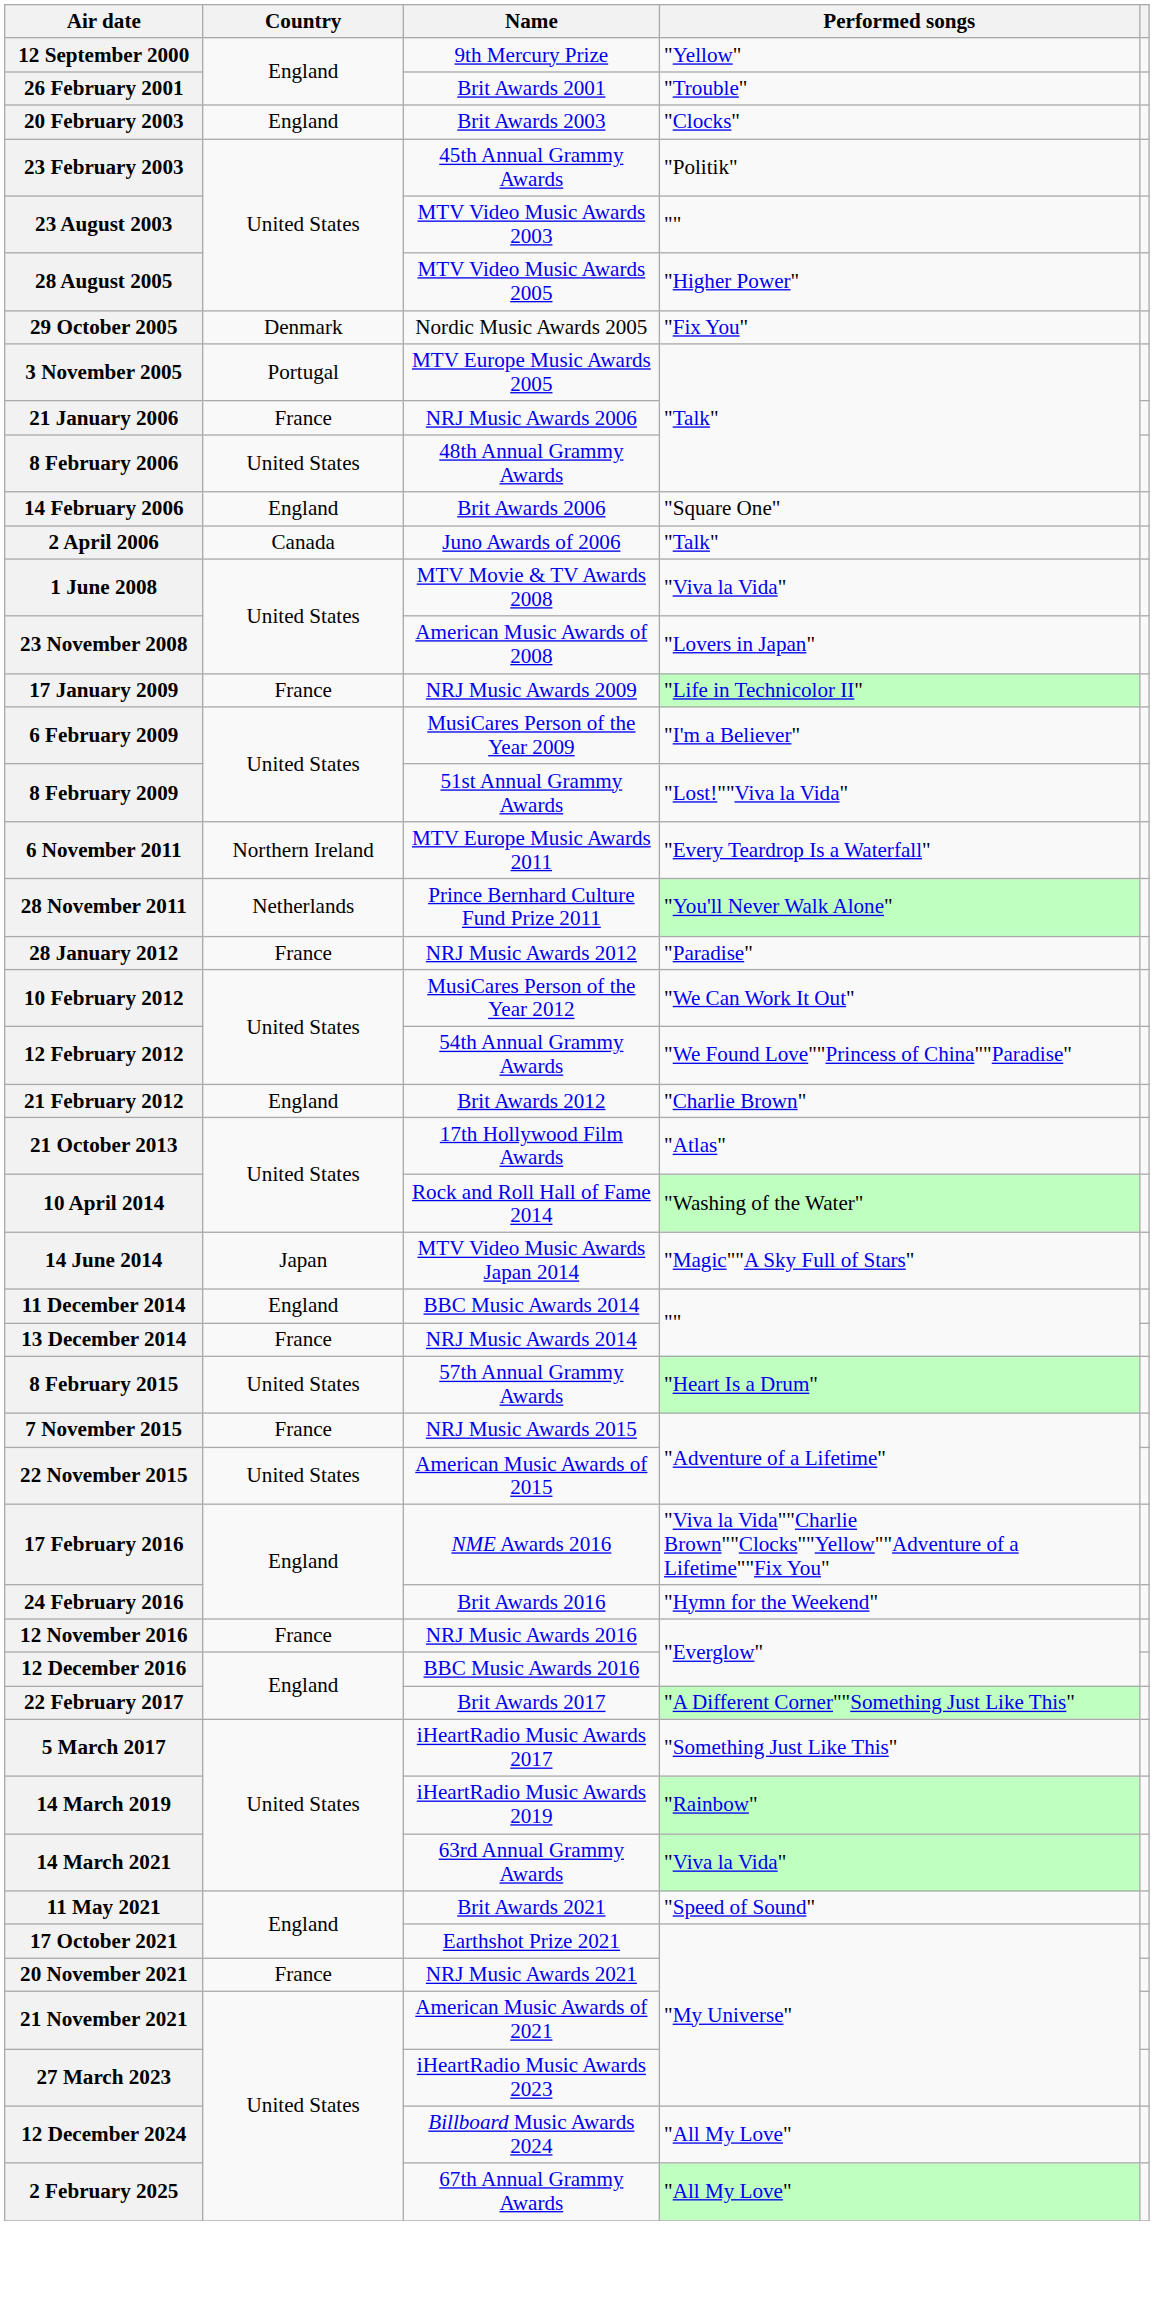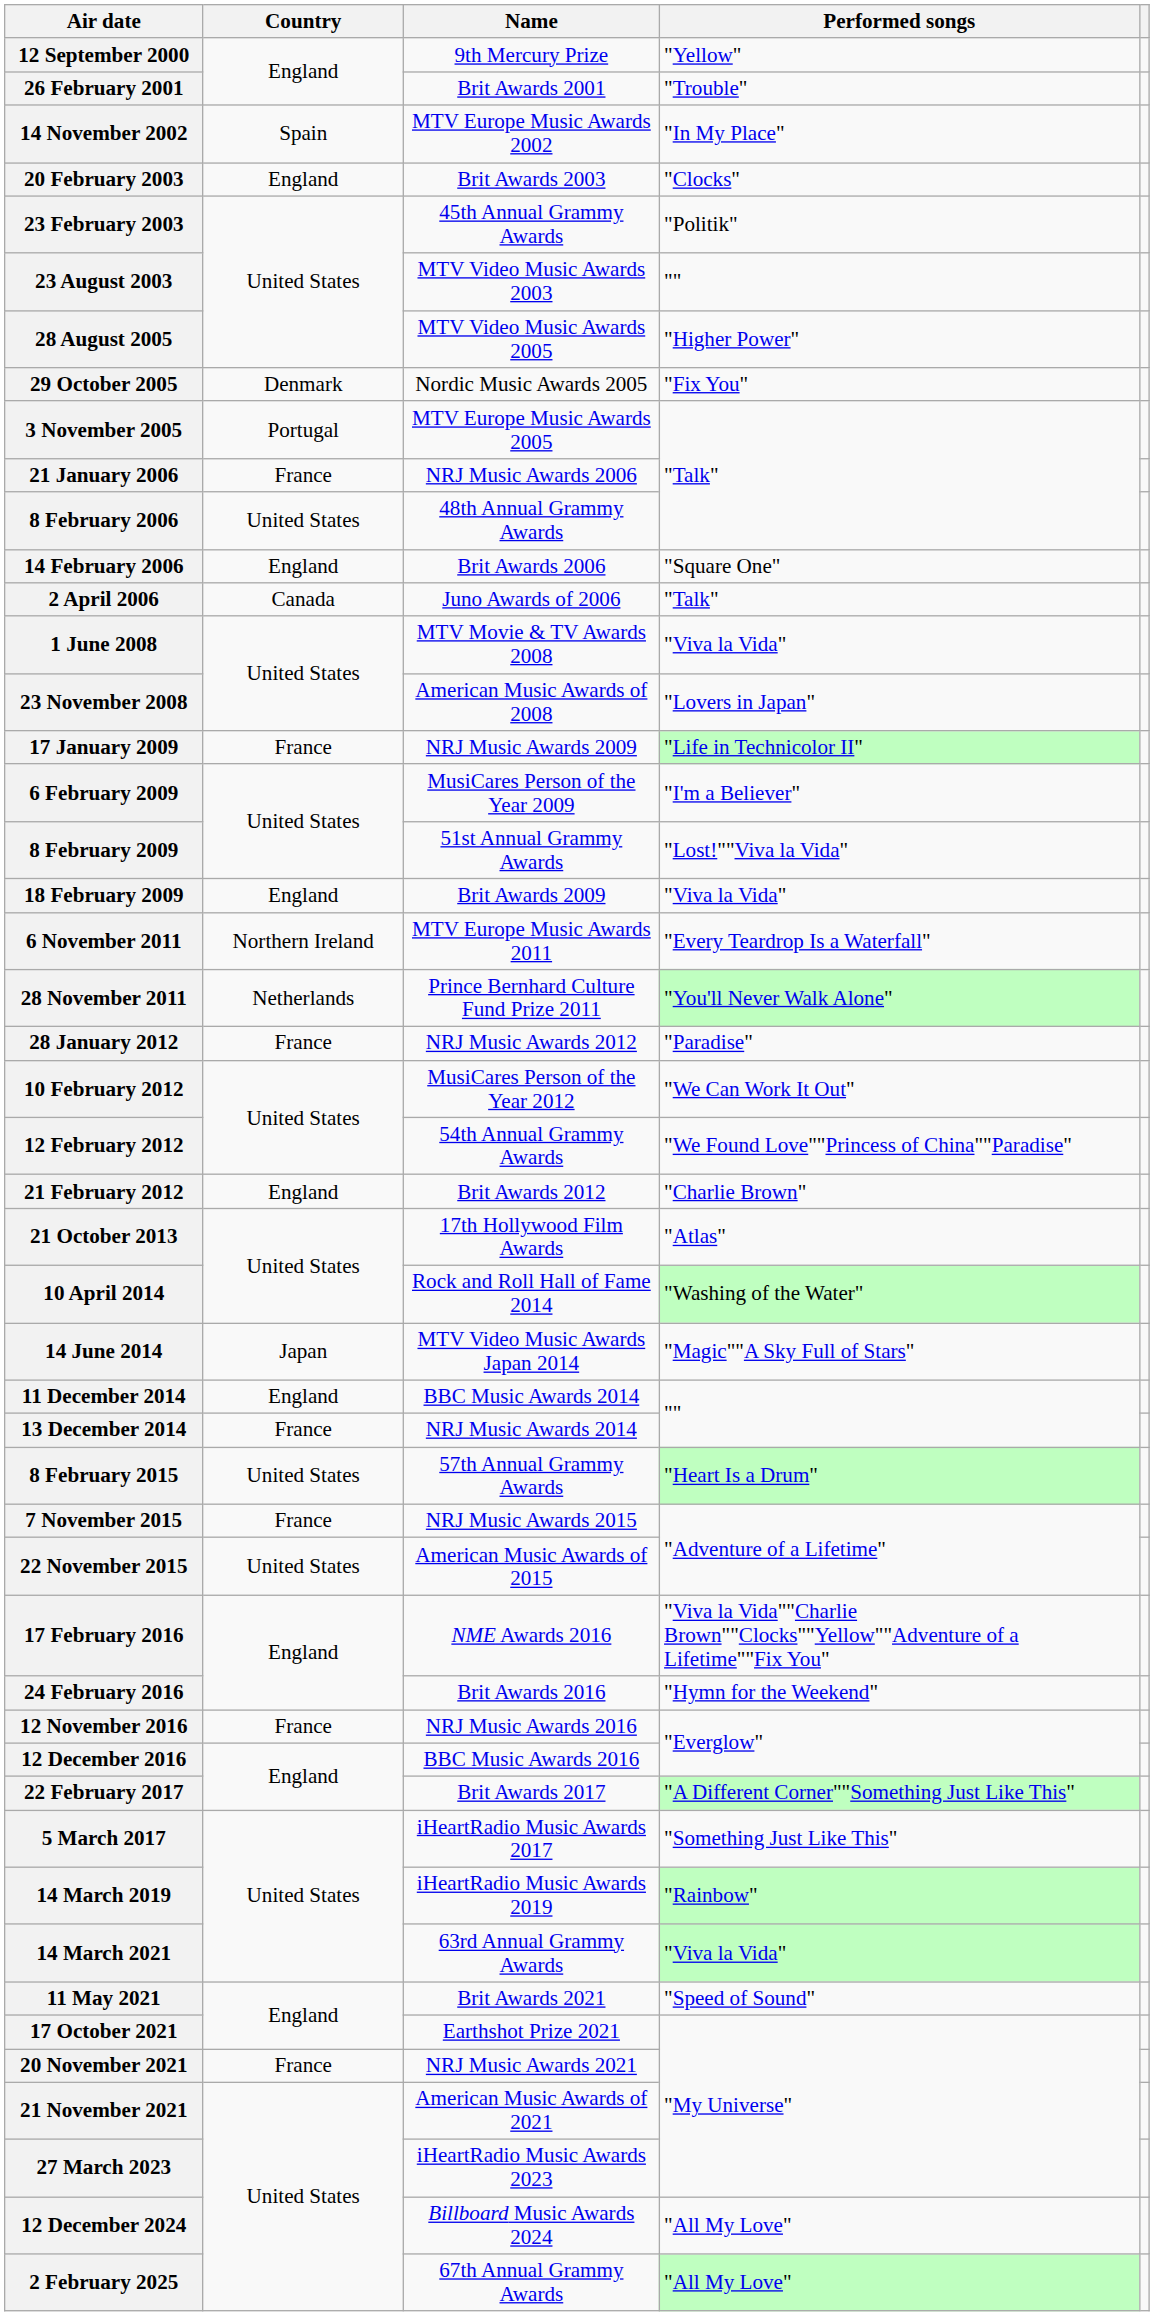+ row: (104, 133)
+ row: (104, 895)
